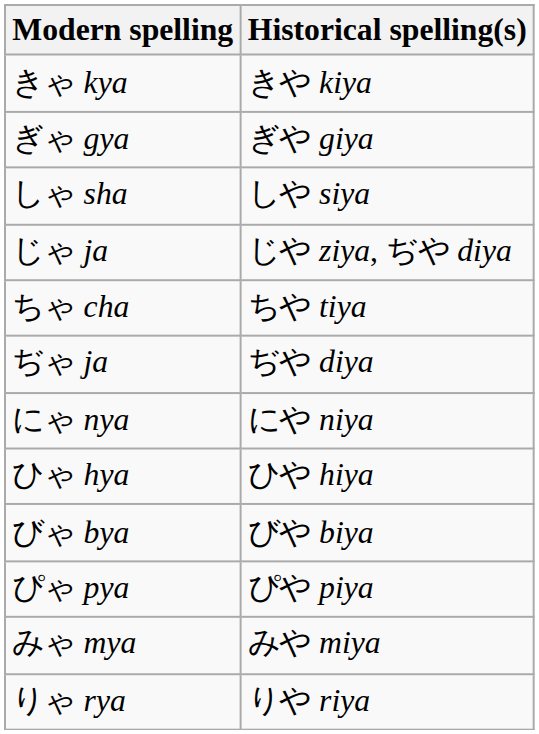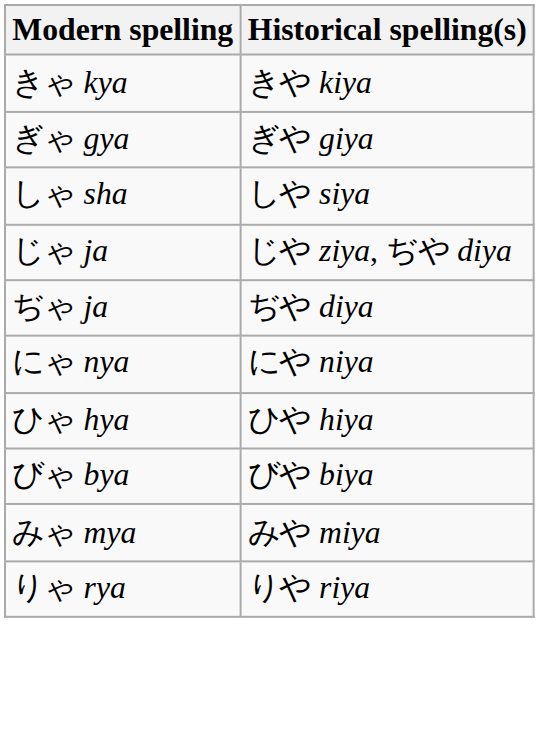- row: (71, 306)
- row: (71, 587)
